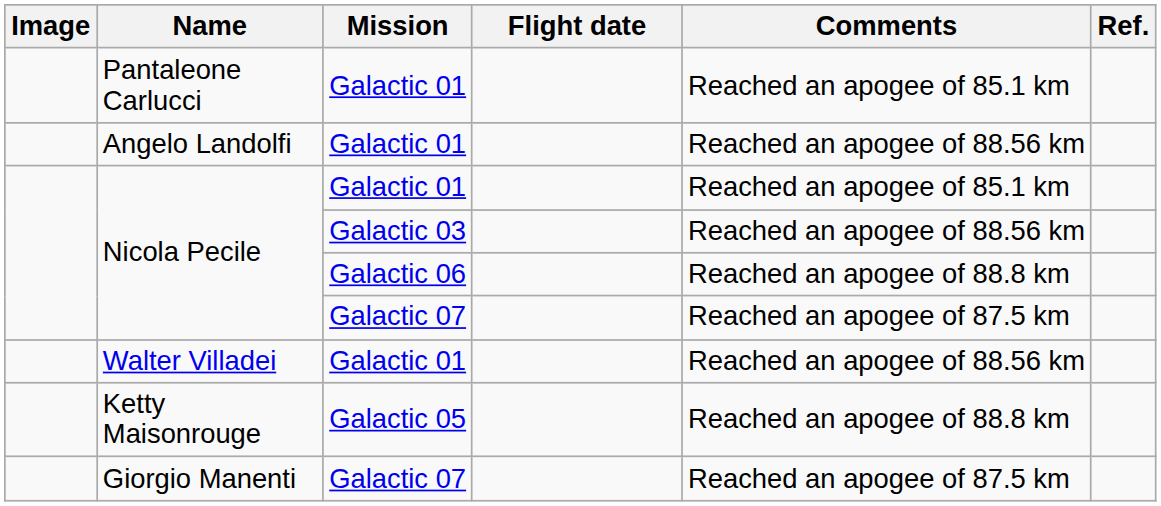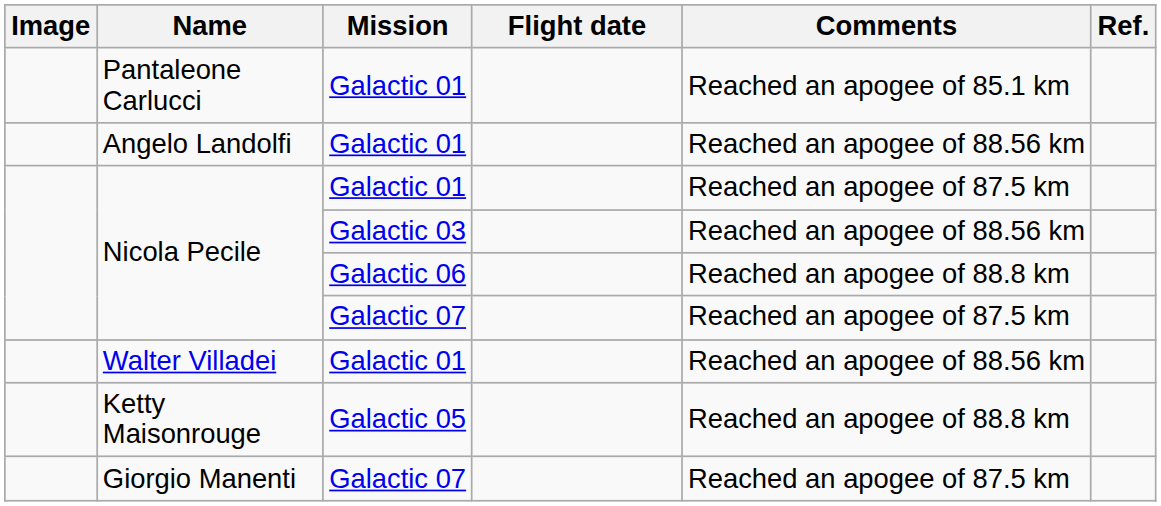(879, 187) Reached an apogee of 85.1 km -> (879, 187) Reached an apogee of 87.5 km
